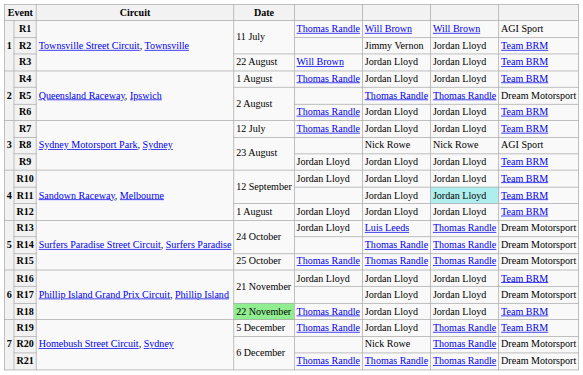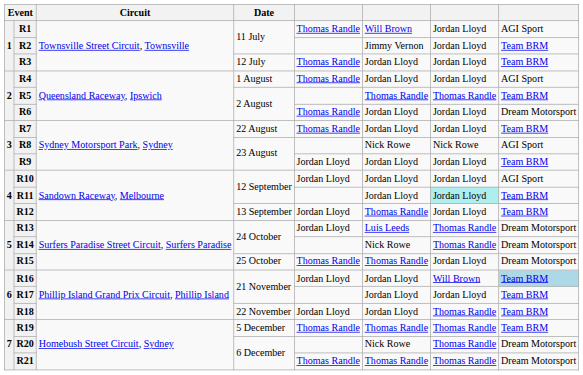(457, 28) Will Brown -> (460, 28) Jordan Lloyd
(257, 62) 22 August -> (251, 62) 12 July
(320, 62) Will Brown -> (328, 62) Thomas Randle
(525, 78) Team BRM -> (522, 78) AGI Sport
(539, 95) Dream Motorsport -> (525, 95) Team BRM
(525, 112) Team BRM -> (539, 112) Dream Motorsport
(251, 128) 12 July -> (257, 128) 22 August
(525, 178) Team BRM -> (522, 178) AGI Sport
(254, 211) 1 August -> (264, 211) 13 September
(391, 211) Jordan Lloyd -> (396, 211) Thomas Randle
(396, 244) Thomas Randle -> (387, 244) Nick Rowe
(465, 261) Thomas Randle -> (460, 261) Jordan Lloyd
(460, 278) Jordan Lloyd -> (457, 278) Will Brown
(525, 278) no background -> (525, 278) lightblue background
(539, 294) Dream Motorsport -> (525, 294) Team BRM
(264, 311) lightgreen background -> (264, 311) no background
(328, 311) Thomas Randle -> (323, 311) Jordan Lloyd
(460, 311) Jordan Lloyd -> (465, 311) Thomas Randle
(391, 327) Jordan Lloyd -> (396, 327) Thomas Randle
